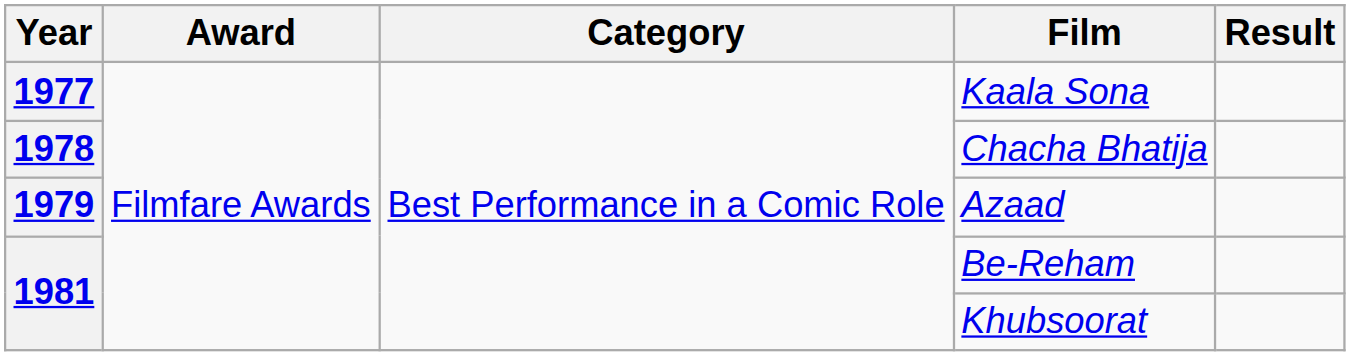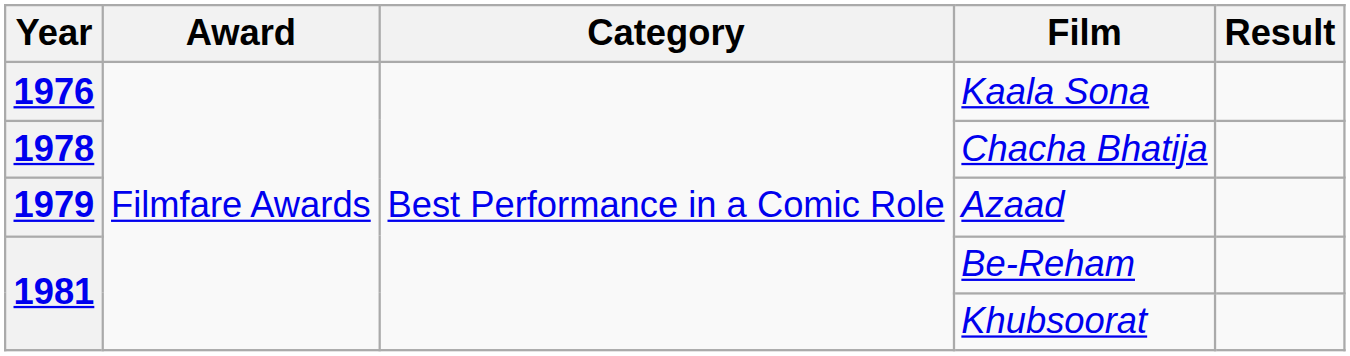(54, 90) 1977 -> (54, 90) 1976
